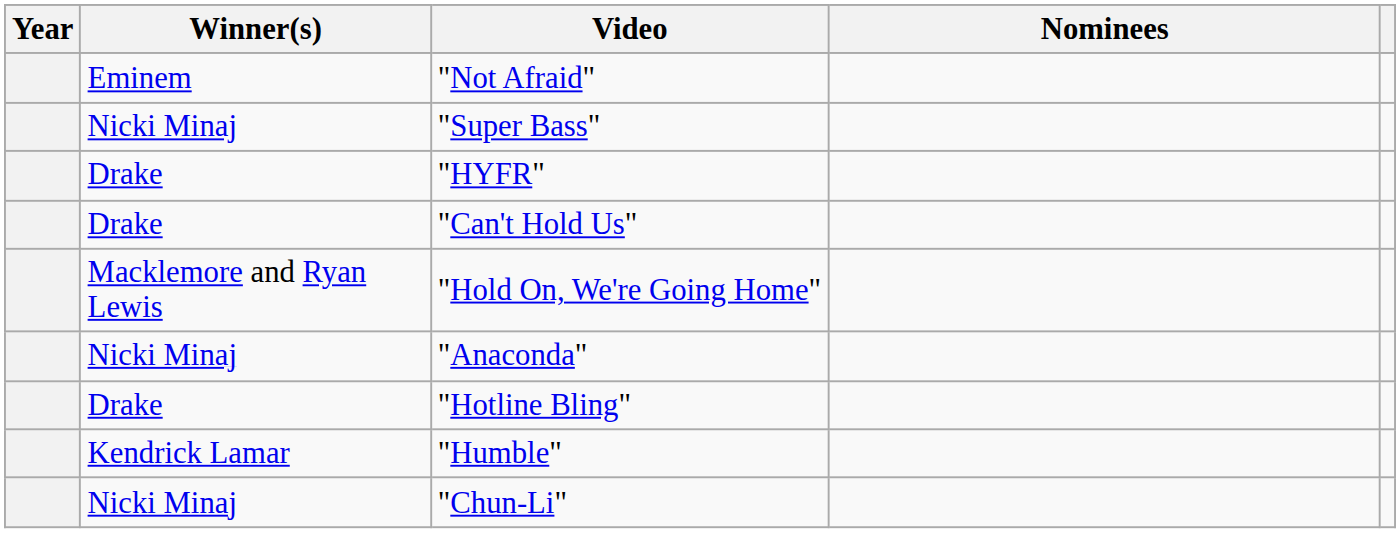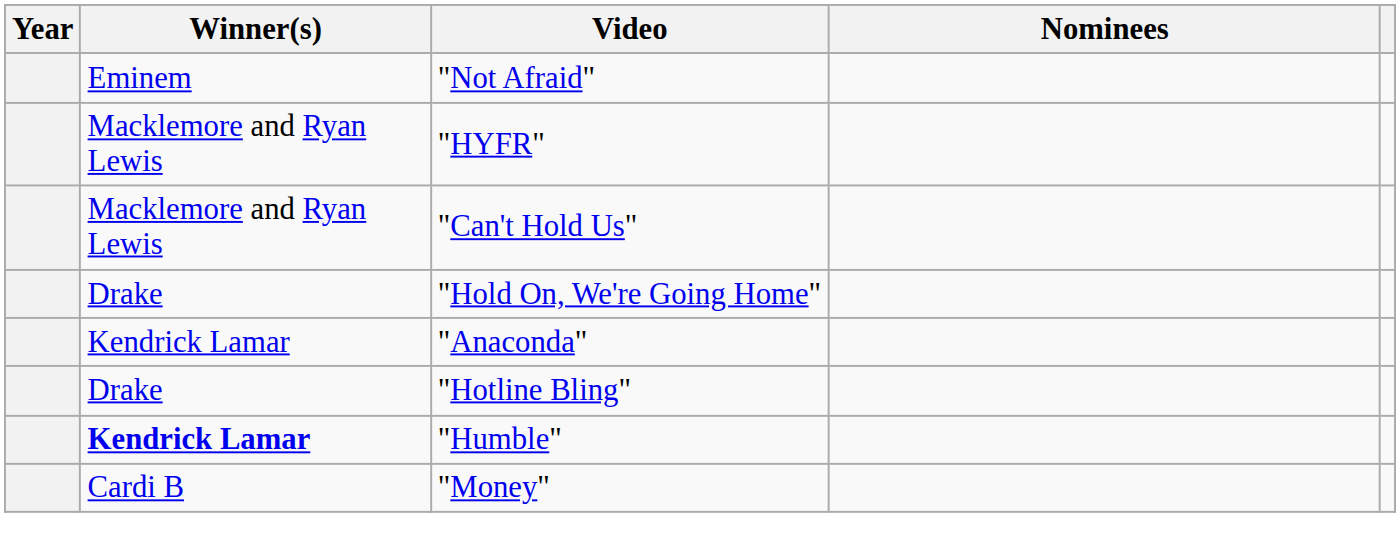- row: (519, 126)
(125, 175) Drake -> (227, 143) Macklemore and Ryan Lewis
(125, 223) Drake -> (227, 226) Macklemore and Ryan Lewis
(227, 289) Macklemore and Ryan Lewis -> (125, 292) Drake
(162, 355) Nicki Minaj -> (189, 341) Kendrick Lamar
(189, 453) normal -> (199, 439) bold
- row: (502, 501)
+ row: (494, 487)
